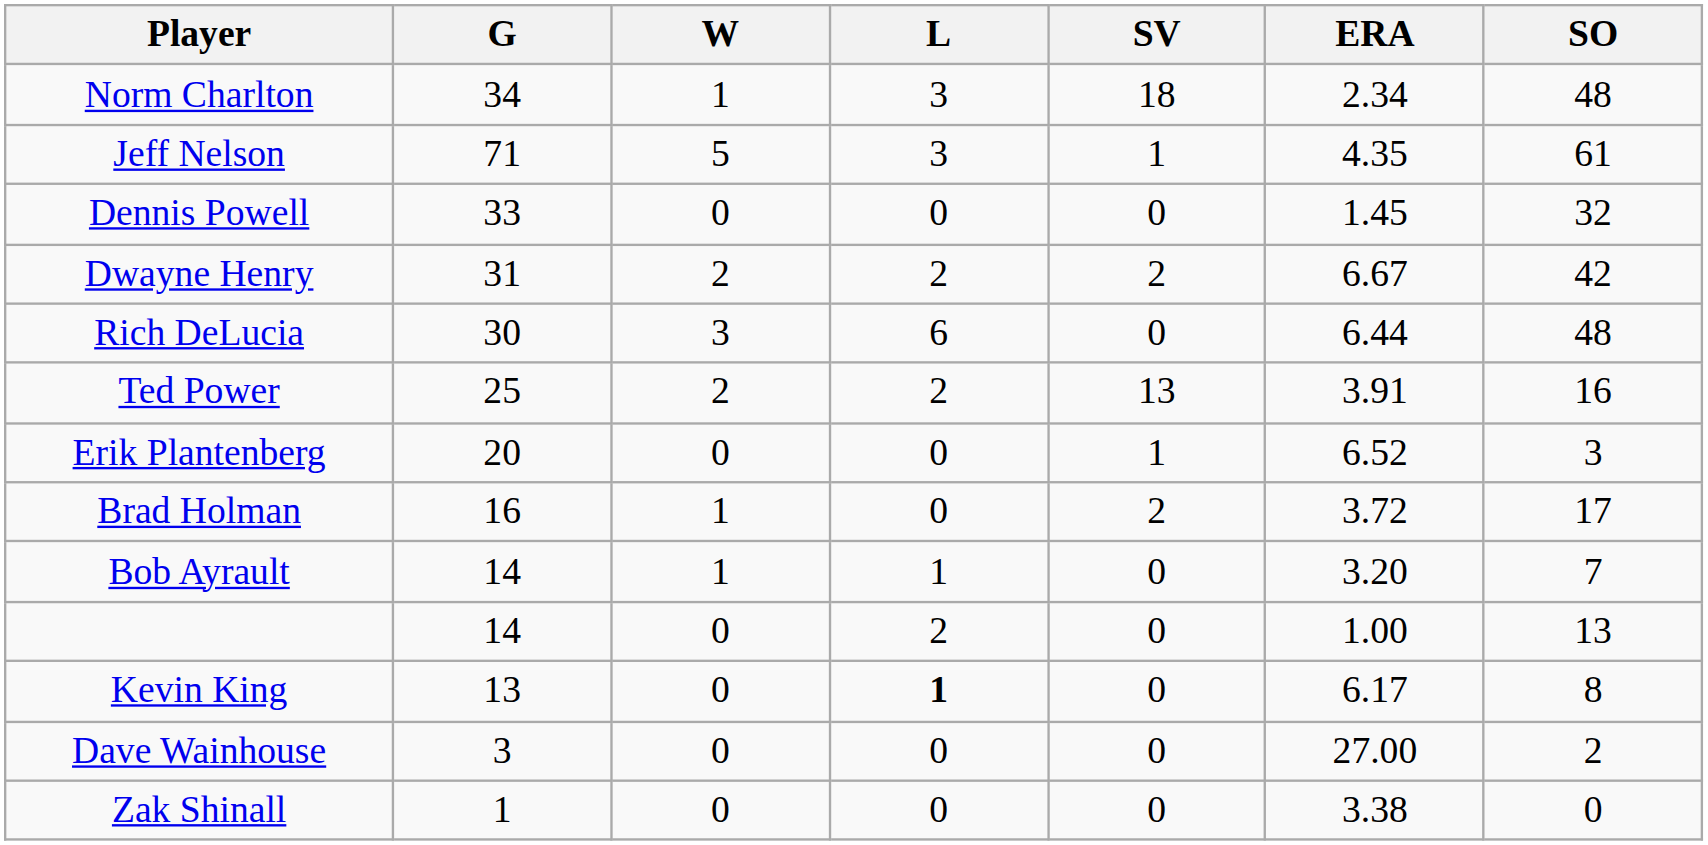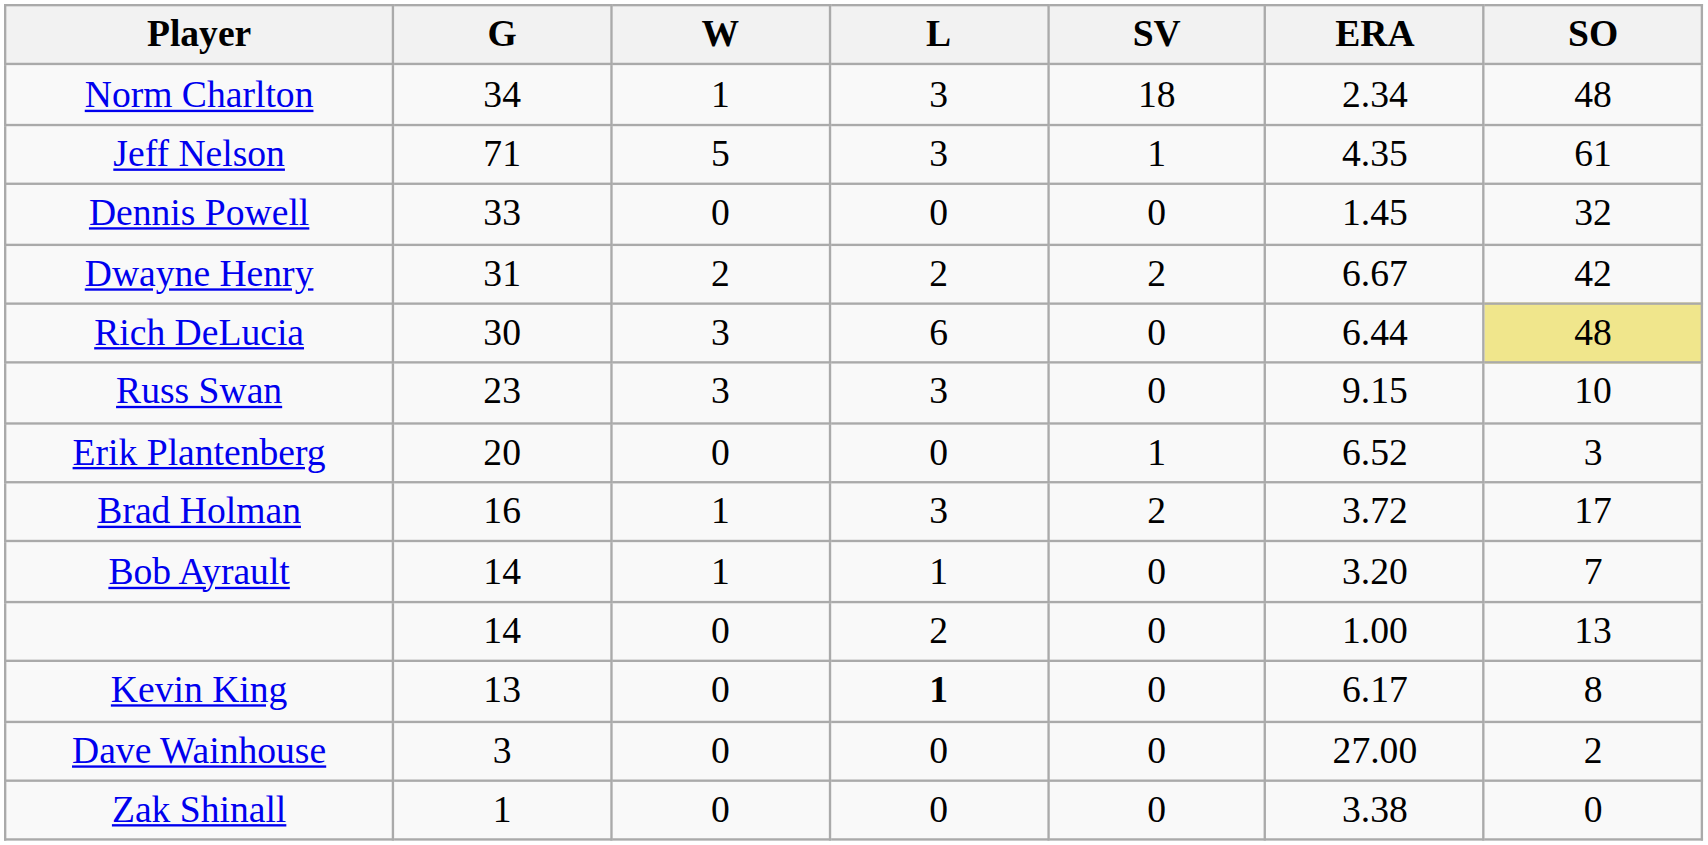(1593, 332) no background -> (1593, 332) khaki background
- row: (199, 392)
+ row: (199, 392)
(939, 511) 0 -> (939, 511) 3
